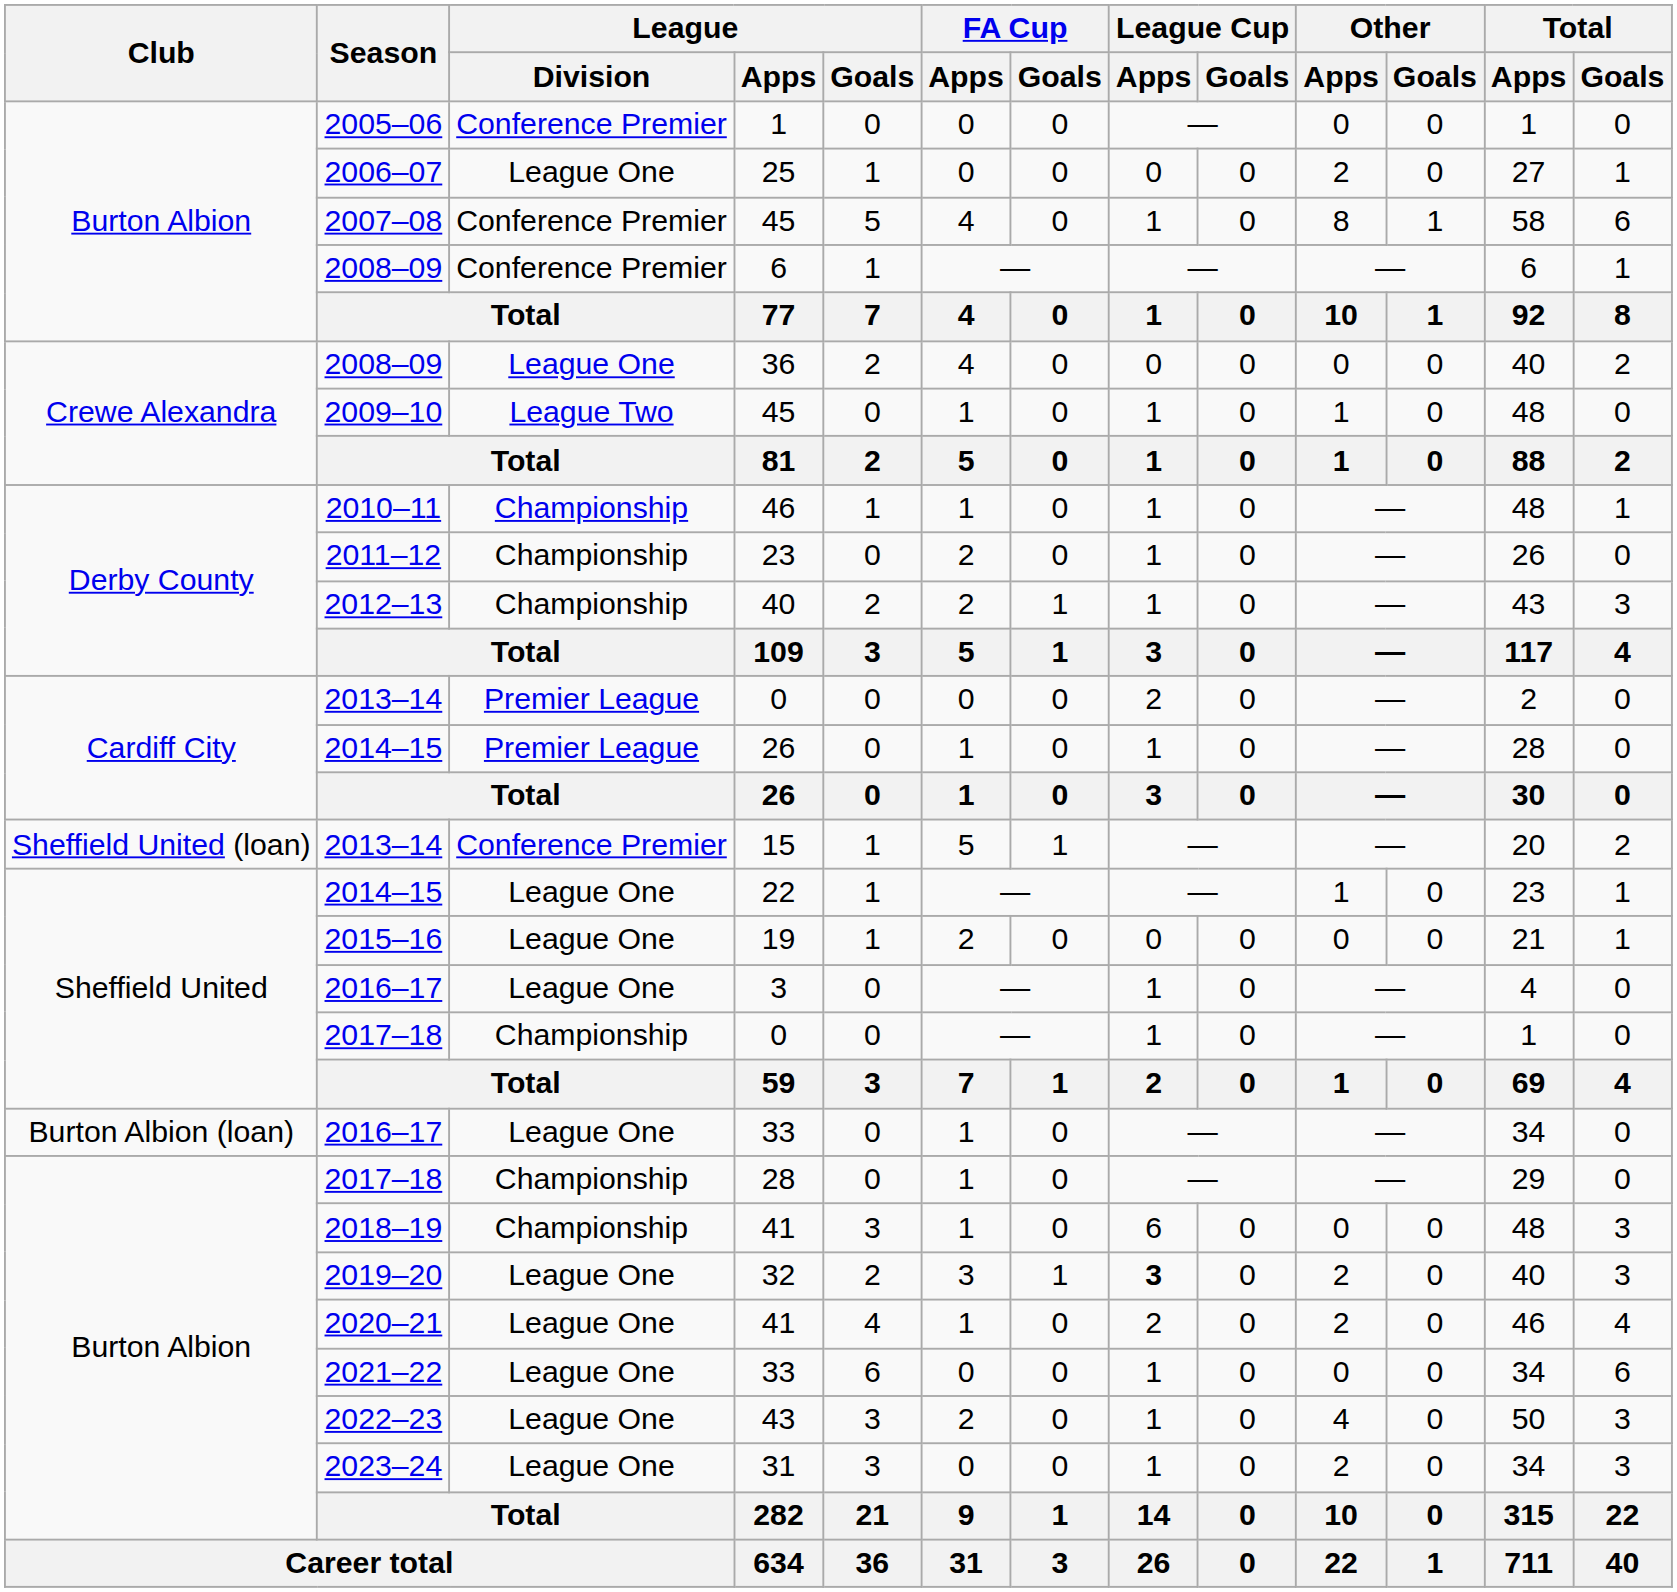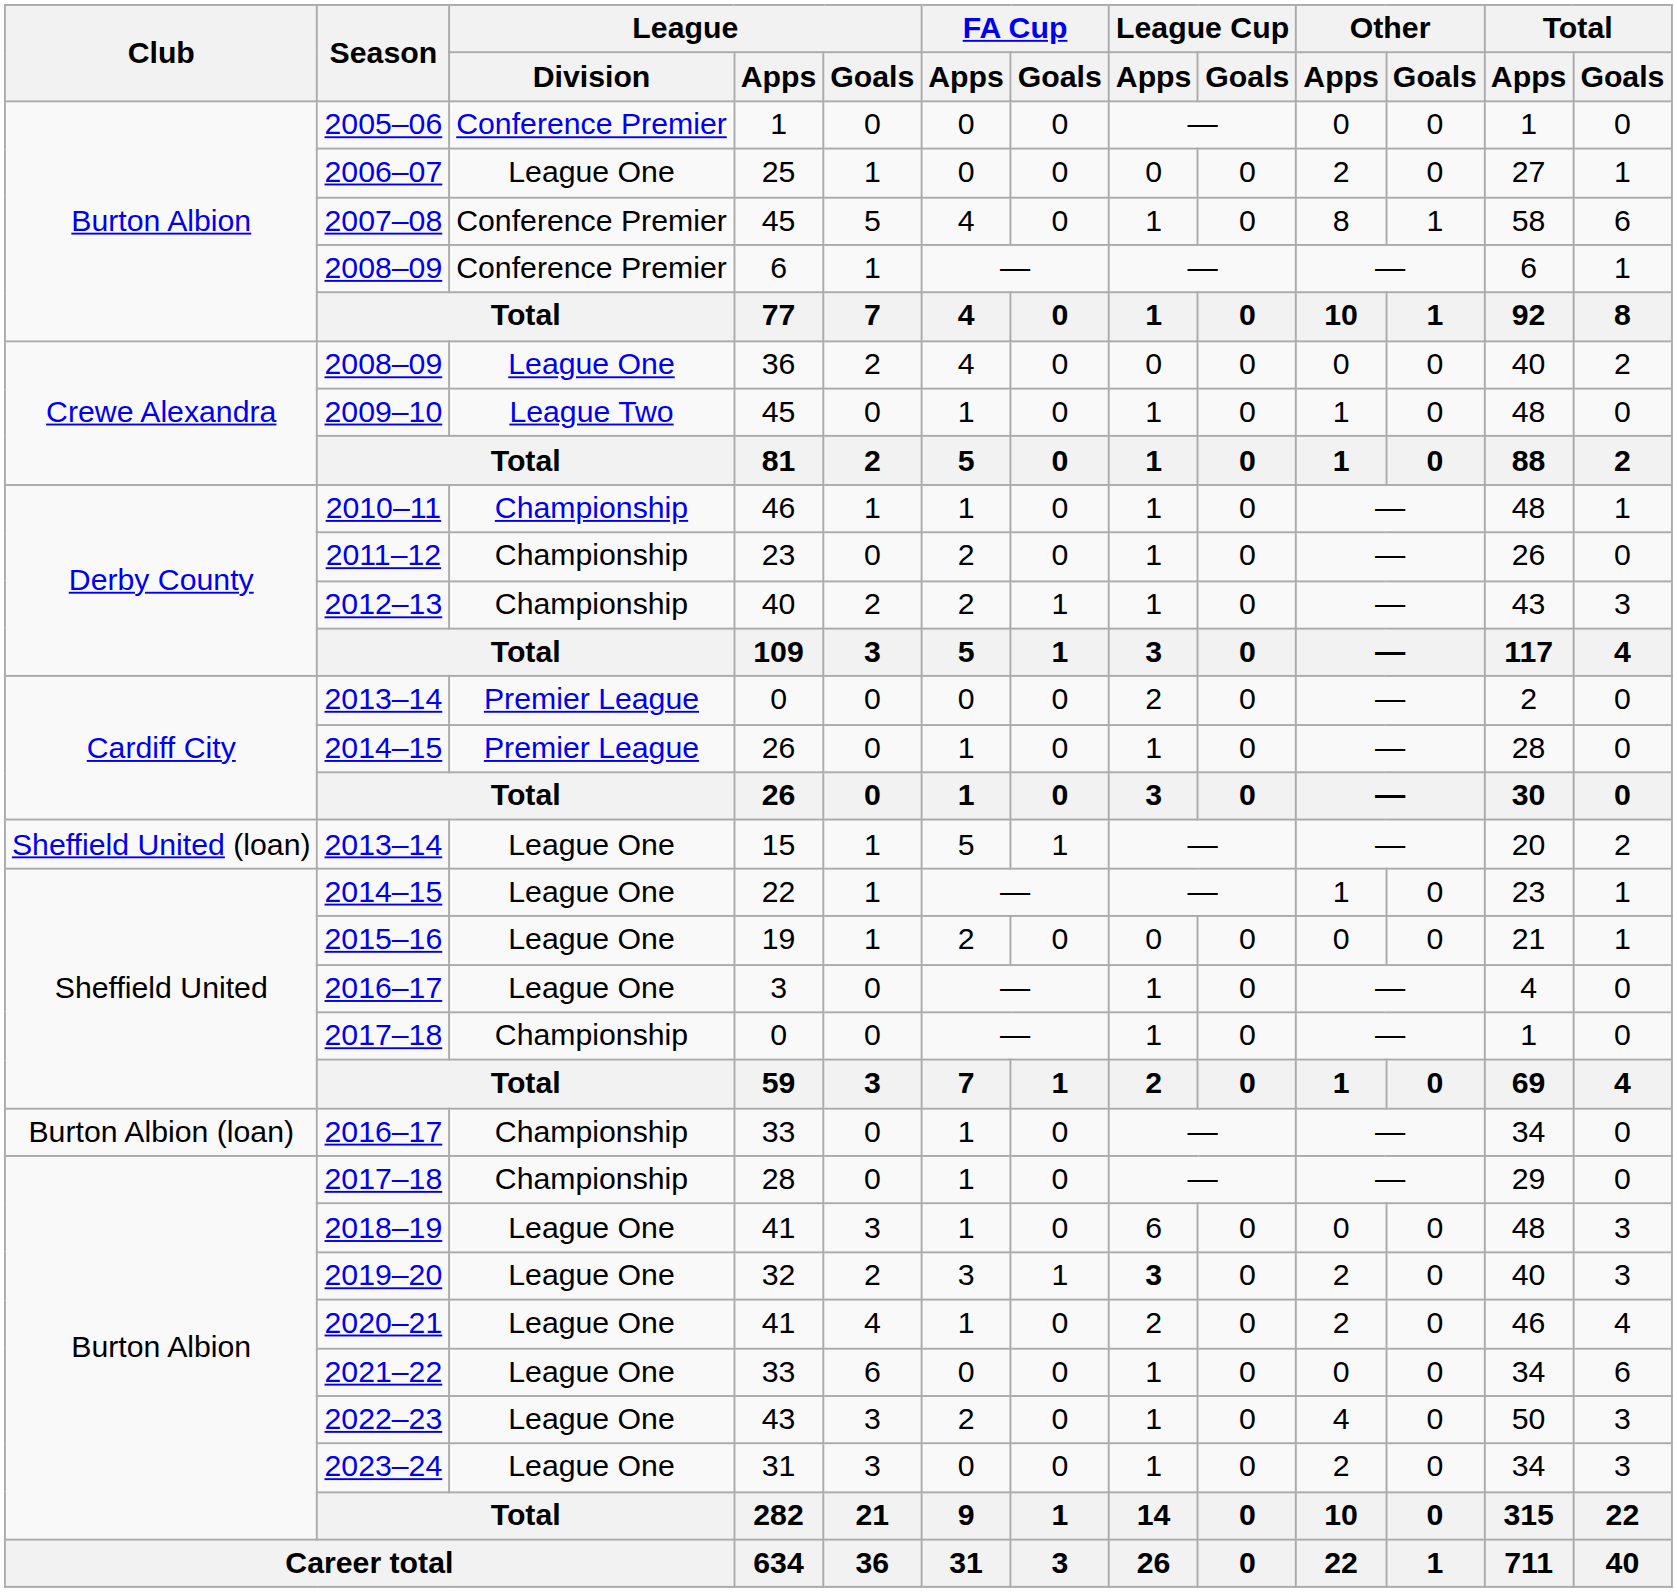(592, 843) Conference Premier -> (592, 843) League One
(592, 1131) League One -> (591, 1131) Championship
(591, 1227) Championship -> (592, 1227) League One
